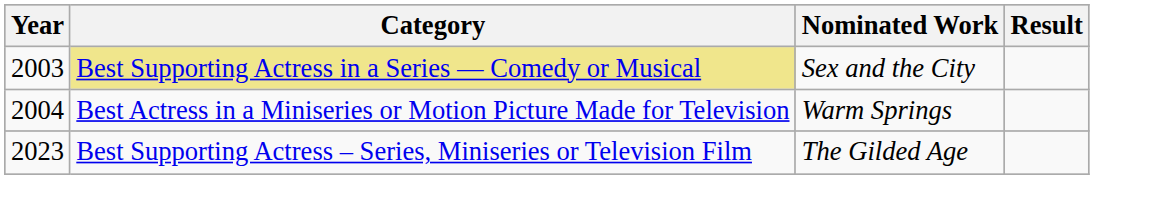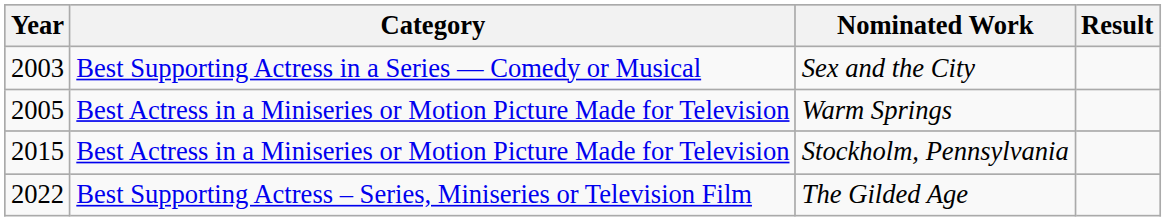(389, 67) khaki background -> (389, 67) no background
(38, 109) 2004 -> (38, 109) 2005
+ row: (935, 151)
(38, 151) 2023 -> (38, 194) 2022
